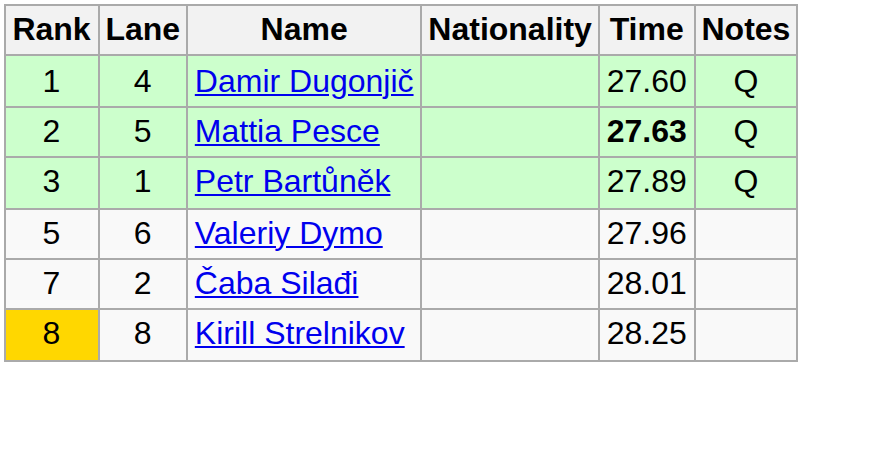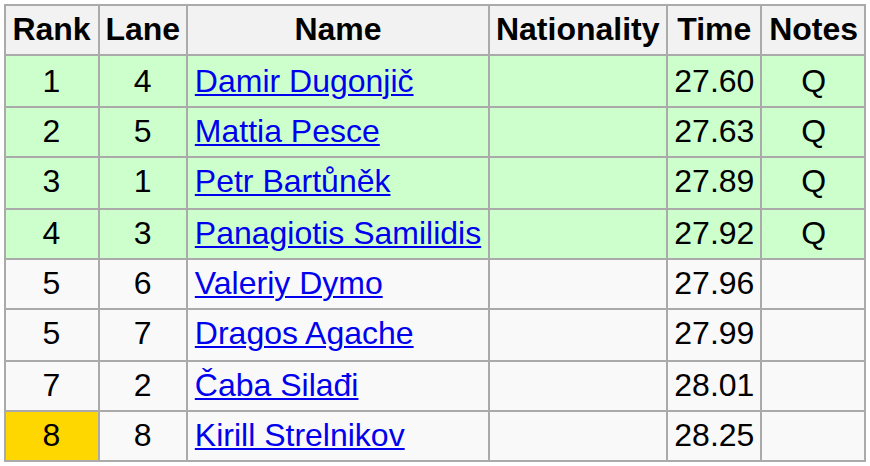(647, 131) bold -> (714, 131) normal
+ row: (338, 232)
+ row: (304, 334)
